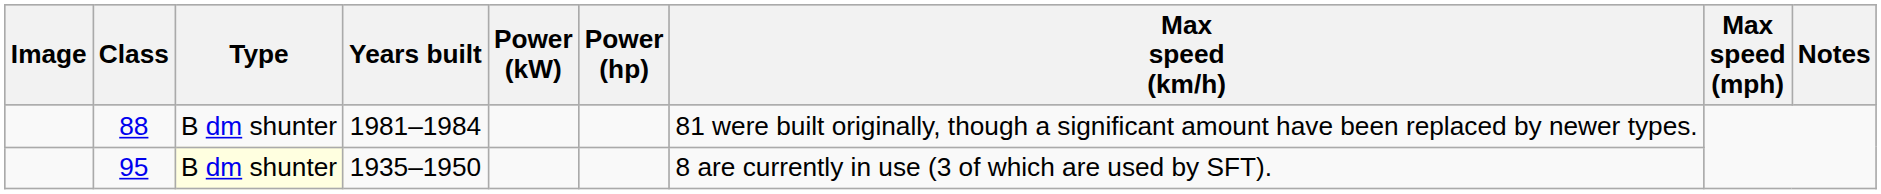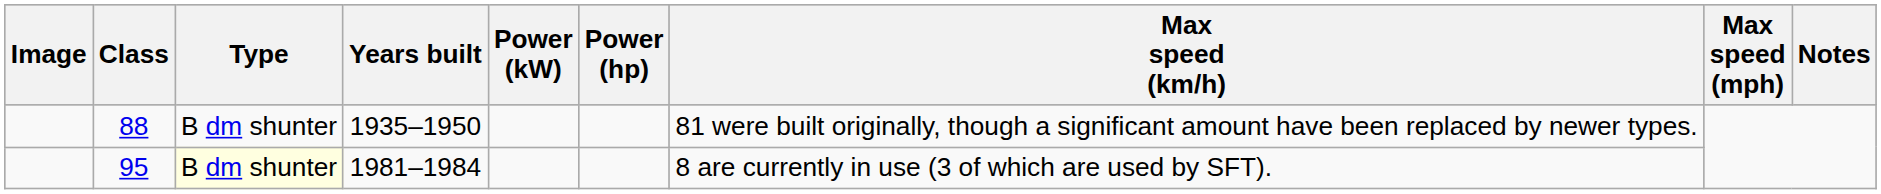(415, 125) 1981–1984 -> (415, 125) 1935–1950
(415, 167) 1935–1950 -> (415, 167) 1981–1984
